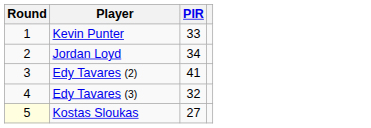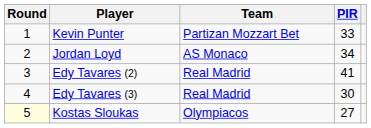+ column: (257, 14)
(193, 93) 32 -> (347, 93) 30
